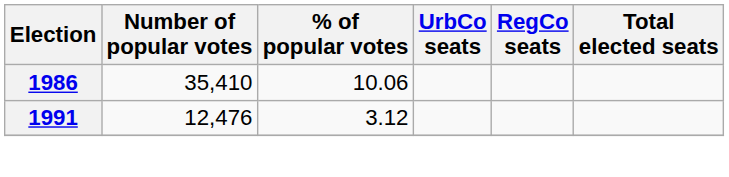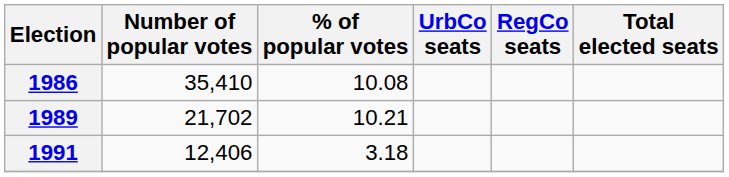(381, 82) 10.06 -> (381, 82) 10.08
+ row: (53, 117)
(218, 117) 12,476 -> (218, 152) 12,406
(387, 117) 3.12 -> (387, 152) 3.18
